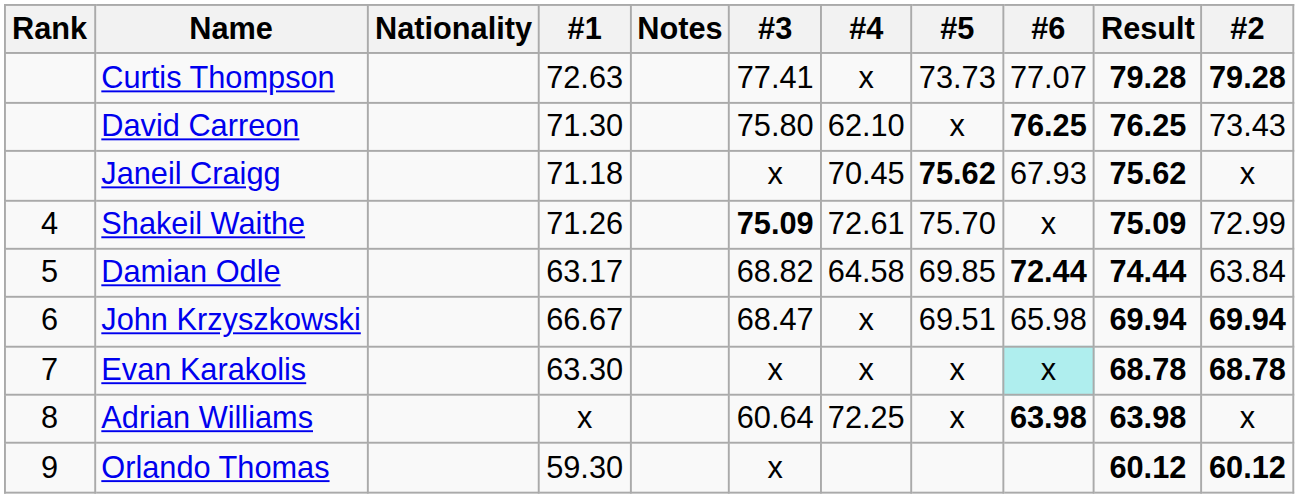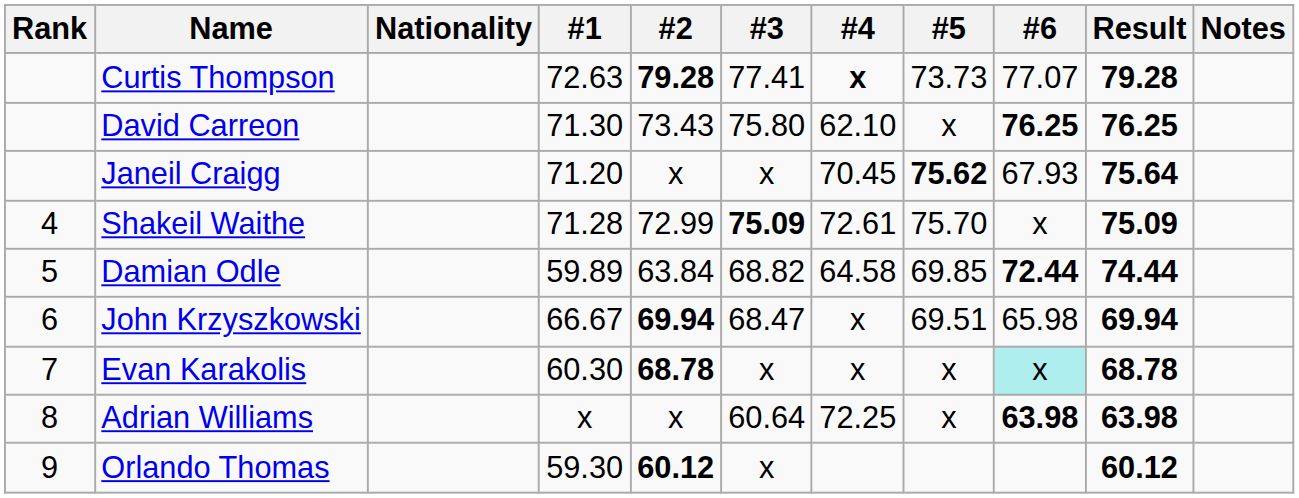columns swapped: (1247, 28) <-> (680, 28)
(866, 77) normal -> (858, 77) bold
(585, 175) 71.18 -> (585, 175) 71.20
(1148, 175) 75.62 -> (1139, 175) 75.64
(585, 223) 71.26 -> (585, 223) 71.28
(585, 272) 63.17 -> (585, 272) 59.89
(585, 369) 63.30 -> (585, 369) 60.30
